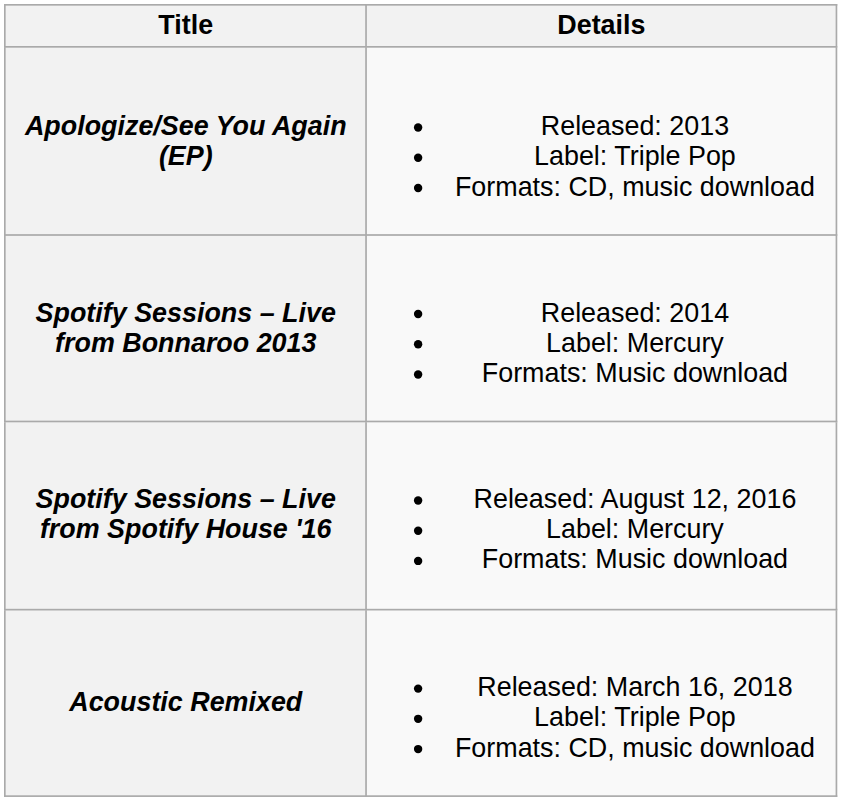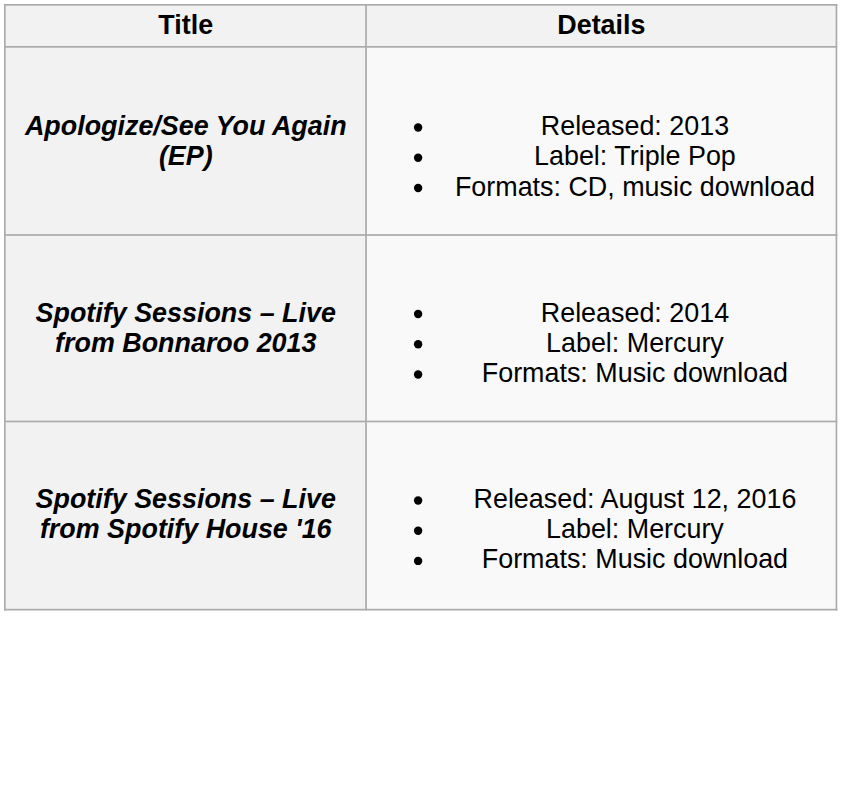- row: (186, 702)
